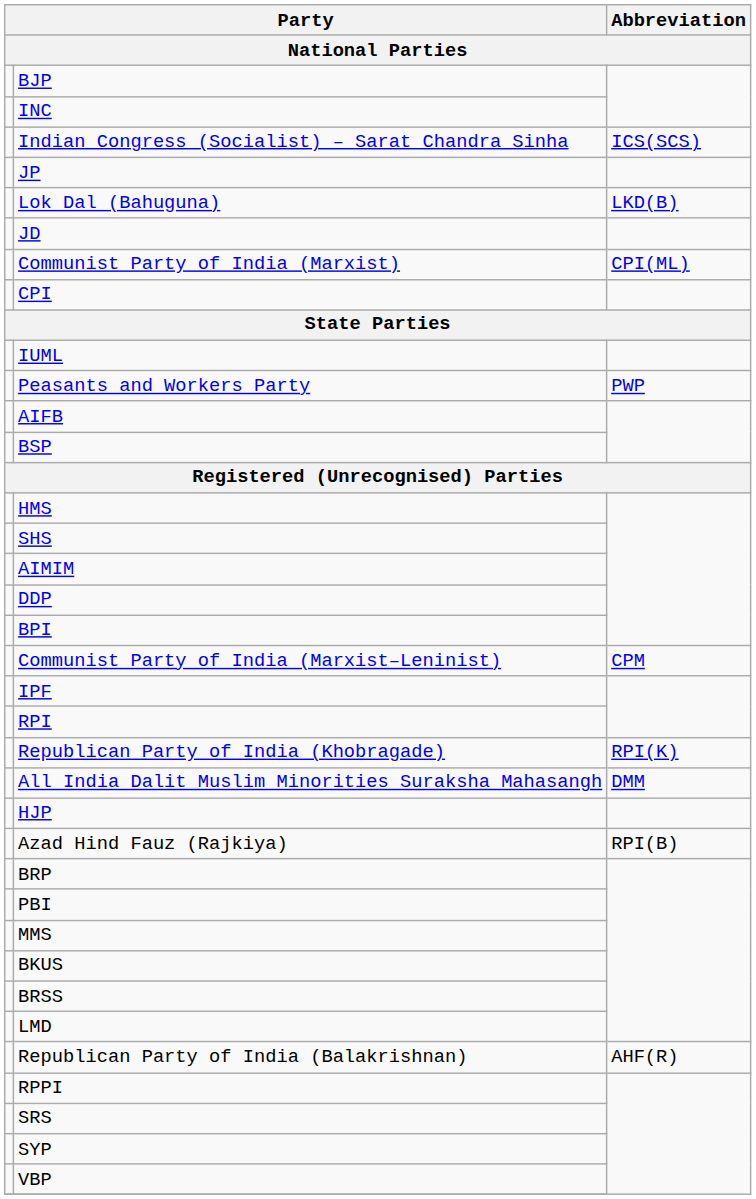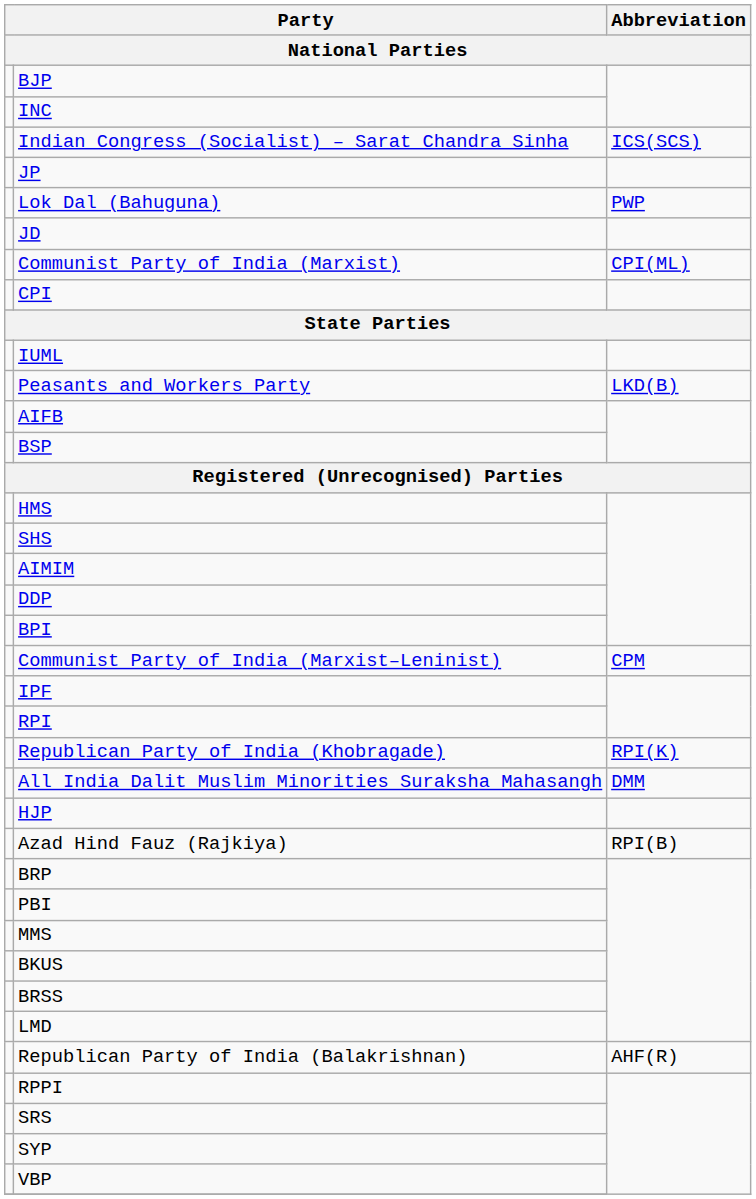(645, 203) LKD(B) -> (628, 203) PWP
(628, 386) PWP -> (645, 386) LKD(B)
